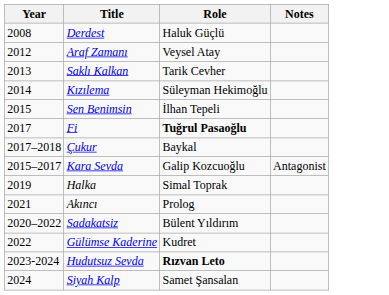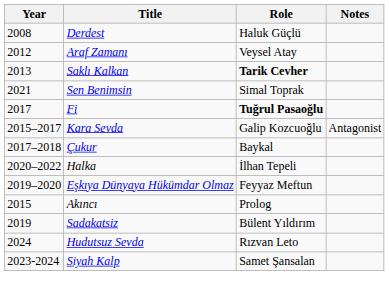(194, 71) normal -> (273, 71) bold
- row: (88, 90)
(19, 109) 2015 -> (19, 90) 2021
(191, 109) İlhan Tepeli -> (271, 90) Simal Toprak
rows swapped: (95, 166) <-> (82, 147)
(19, 185) 2019 -> (34, 166) 2020–2022
(195, 185) Simal Toprak -> (268, 166) İlhan Tepeli
+ row: (150, 185)
(19, 204) 2021 -> (19, 204) 2015
(34, 223) 2020–2022 -> (19, 223) 2019
- row: (112, 242)
(33, 261) 2023-2024 -> (19, 242) 2024
(194, 261) bold -> (269, 242) normal
(19, 280) 2024 -> (33, 261) 2023-2024
